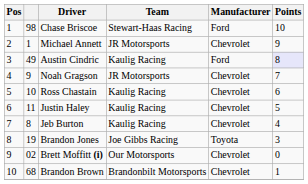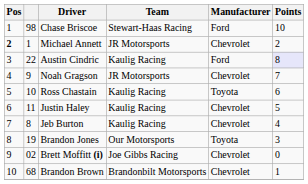(9, 43) normal -> (9, 43) bold
(277, 43) 9 -> (277, 43) 2
(31, 59) 49 -> (31, 59) 22
(230, 91) Chevrolet -> (224, 91) Toyota
(143, 139) Joe Gibbs Racing -> (141, 139) Our Motorsports
(141, 155) Our Motorsports -> (143, 155) Joe Gibbs Racing
